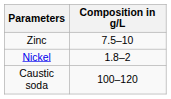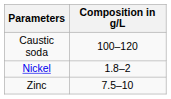rows swapped: (37, 40) <-> (37, 79)
